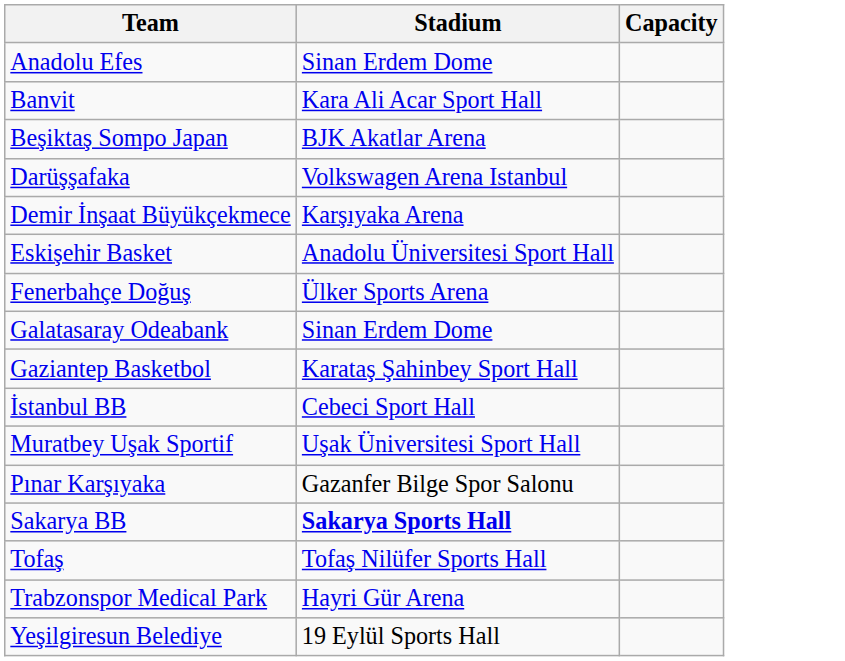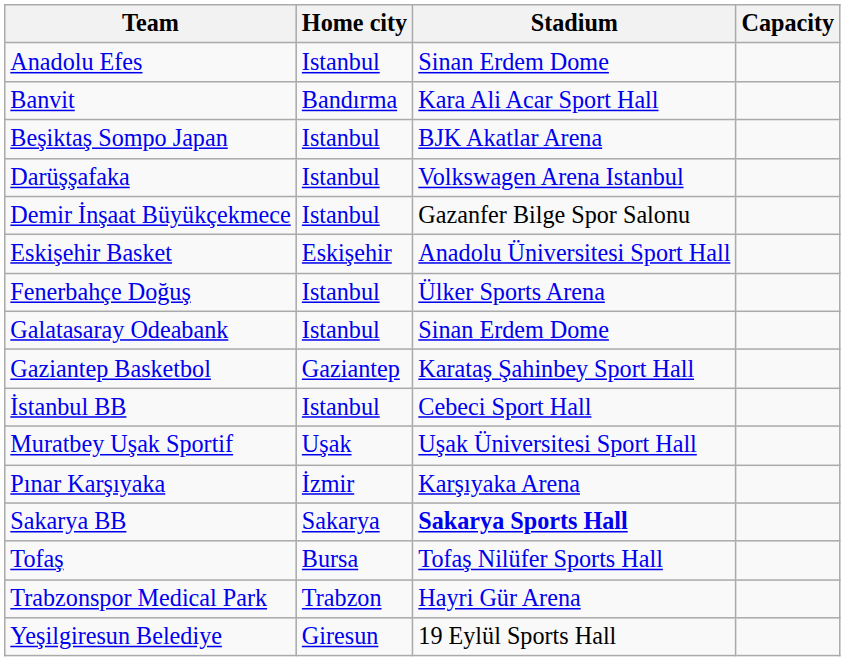+ column: (355, 23)
(383, 215) Karşıyaka Arena -> (554, 215) Gazanfer Bilge Spor Salonu
(438, 483) Gazanfer Bilge Spor Salonu -> (499, 483) Karşıyaka Arena
